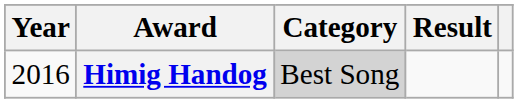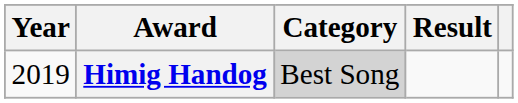(41, 73) 2016 -> (41, 73) 2019
